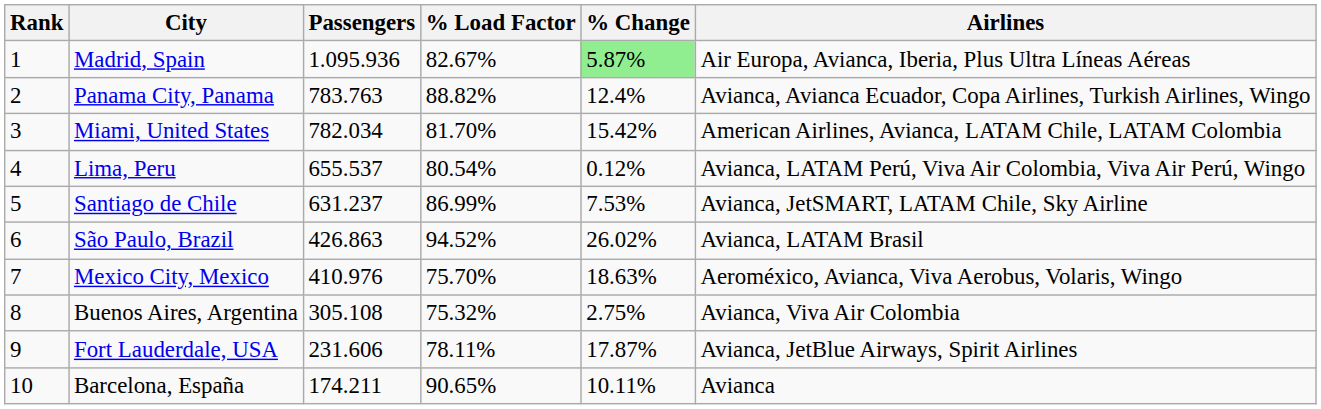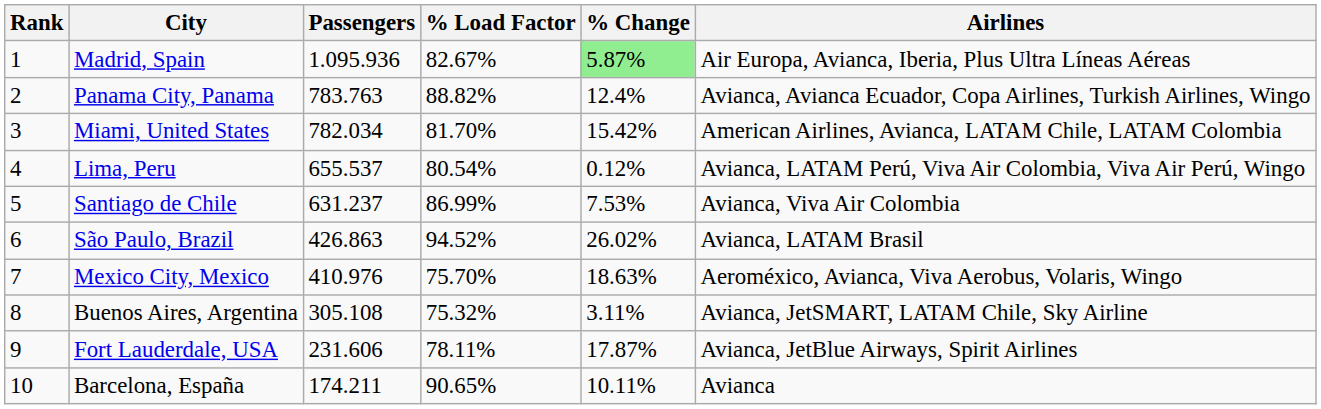(924, 204) Avianca, JetSMART, LATAM Chile, Sky Airline -> (830, 204) Avianca, Viva Air Colombia
(616, 312) 2.75% -> (615, 312) 3.11%
(830, 312) Avianca, Viva Air Colombia -> (924, 312) Avianca, JetSMART, LATAM Chile, Sky Airline
